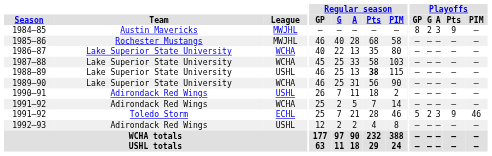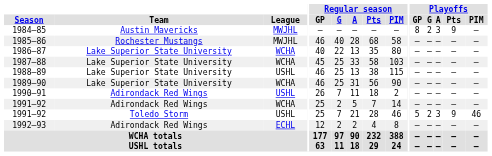(374, 73) bold -> (374, 73) normal
(285, 115) ECHL -> (285, 115) USHL
(285, 125) USHL -> (285, 125) ECHL
